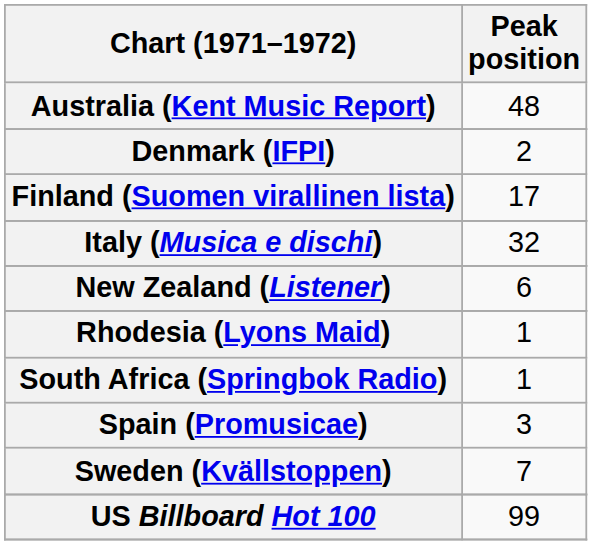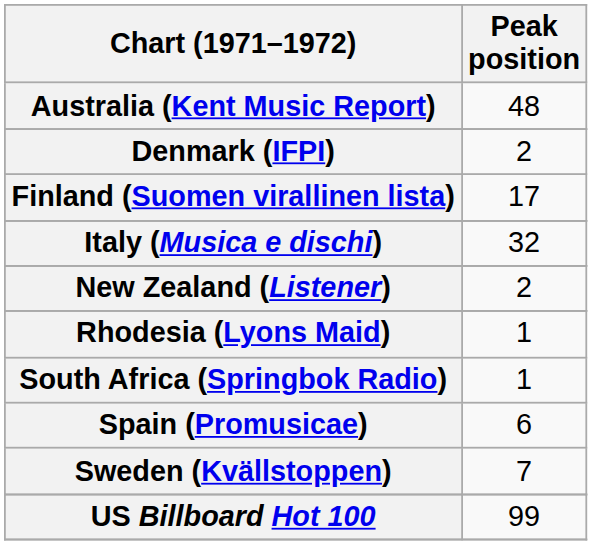(524, 288) 6 -> (524, 288) 2
(524, 425) 3 -> (524, 425) 6
